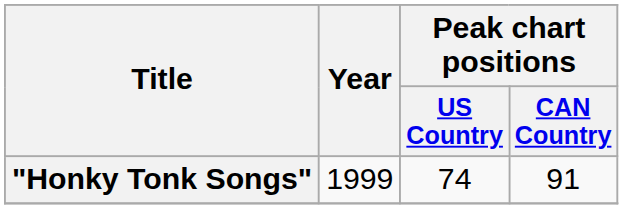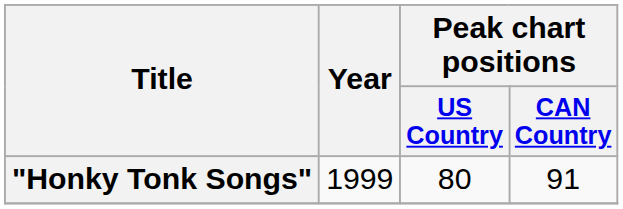(455, 179) 74 -> (455, 179) 80
